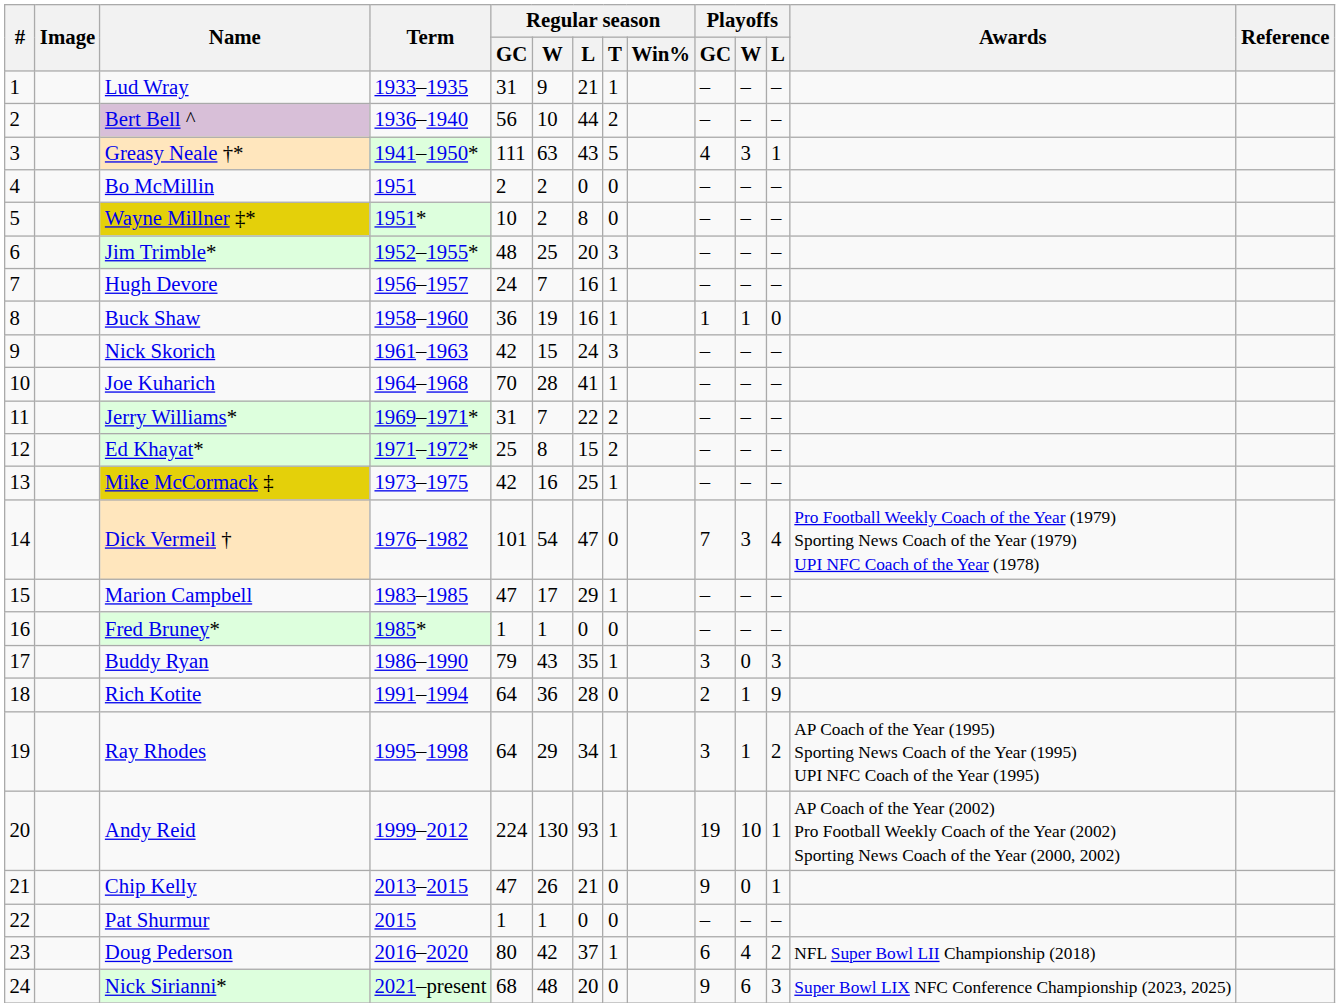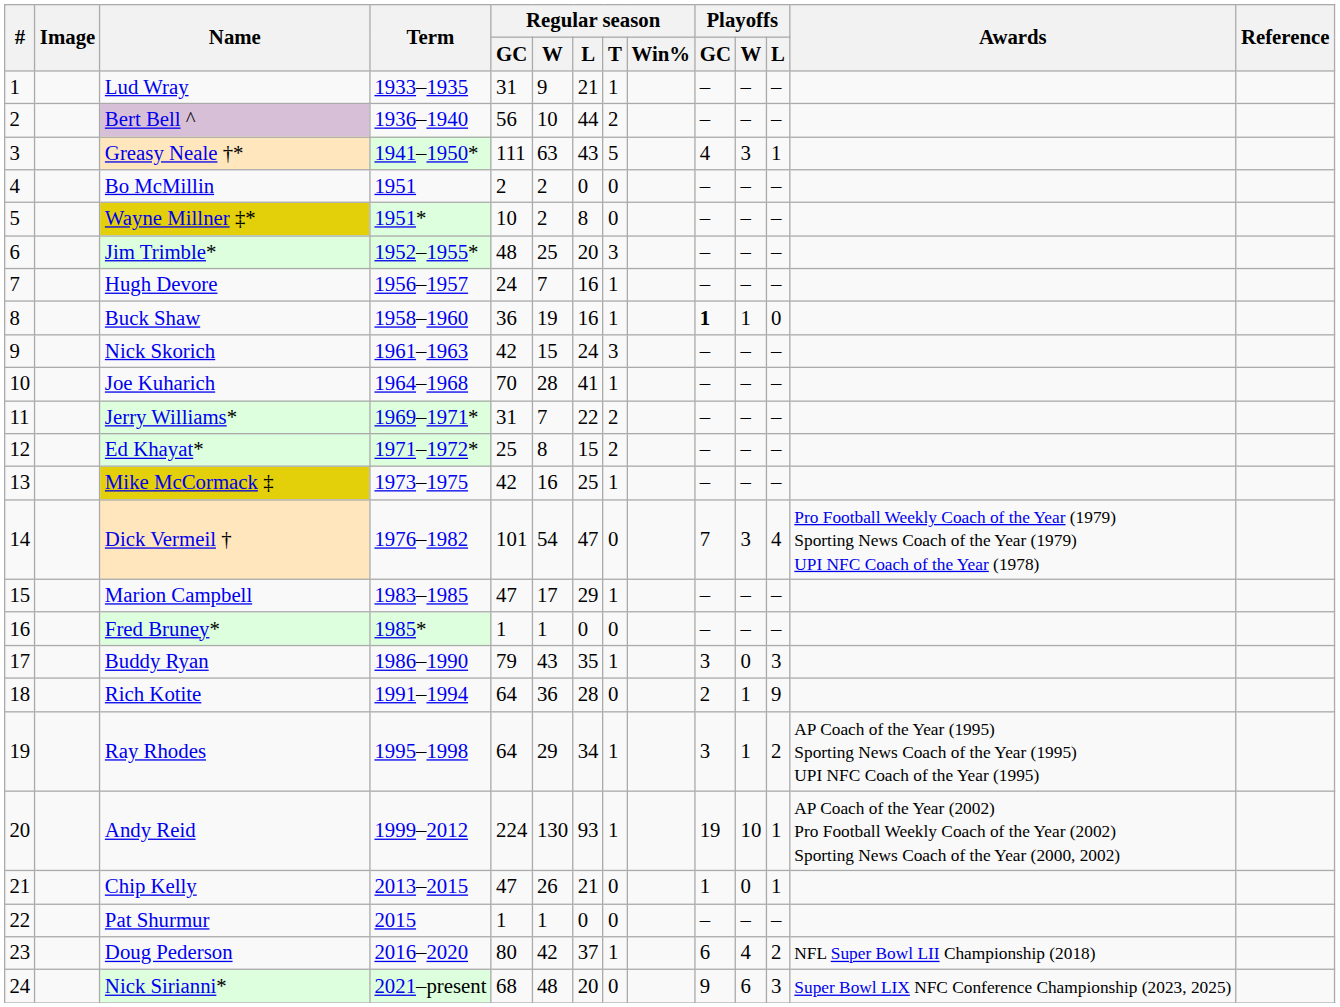(705, 317) normal -> (705, 317) bold
(705, 887) 9 -> (705, 887) 1
